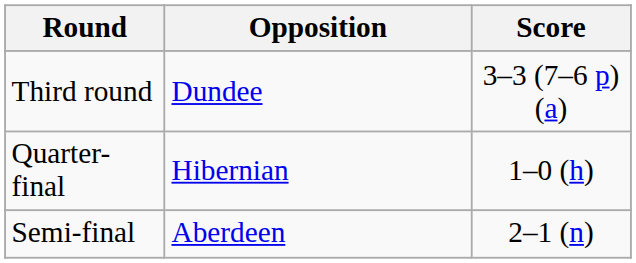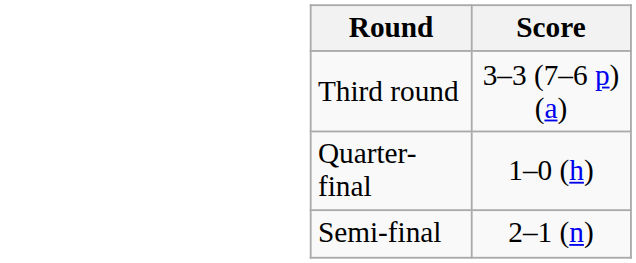- column: (318, 27)
